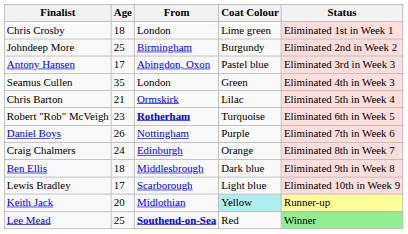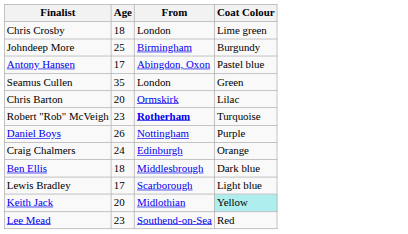- column: (342, 13)
(119, 99) 21 -> (119, 99) 20
(119, 220) 25 -> (119, 220) 23
(177, 220) bold -> (174, 220) normal
